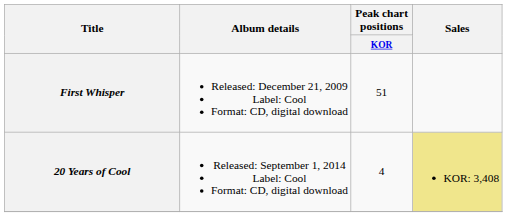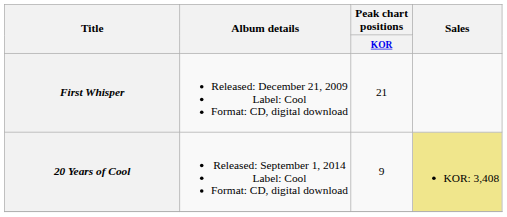(382, 92) 51 -> (382, 92) 21
(382, 171) 4 -> (382, 171) 9
